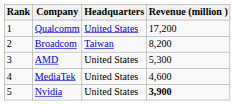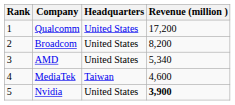(99, 44) Taiwan -> (111, 44) United States
(160, 60) 5,300 -> (160, 60) 5,340
(111, 76) United States -> (99, 76) Taiwan
